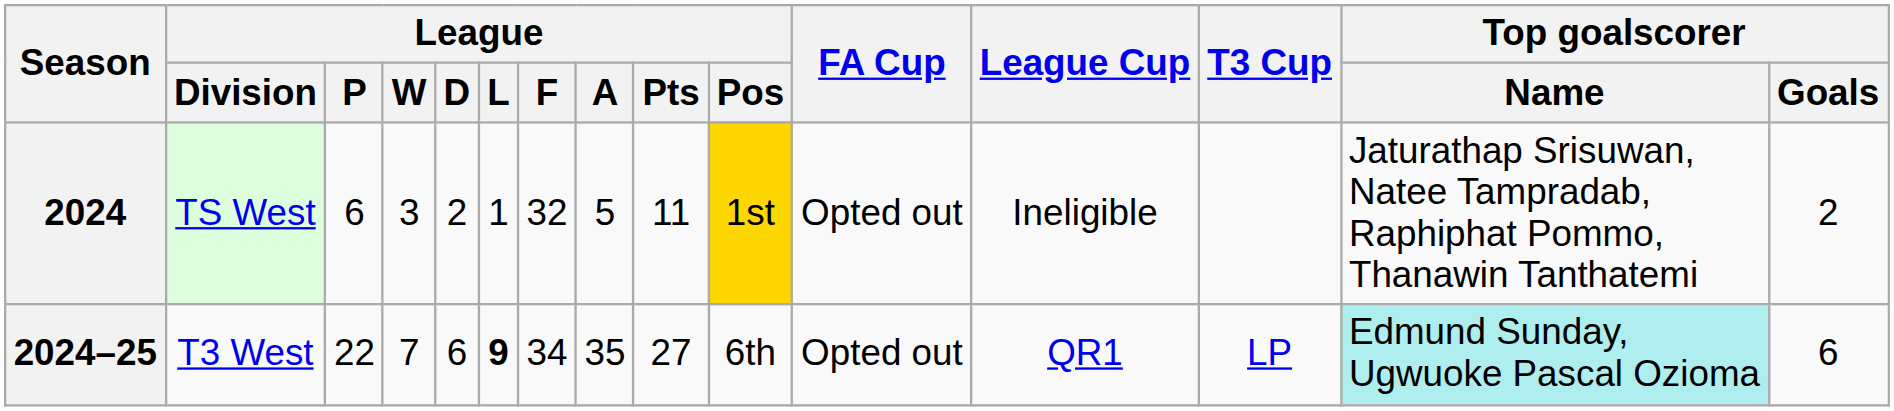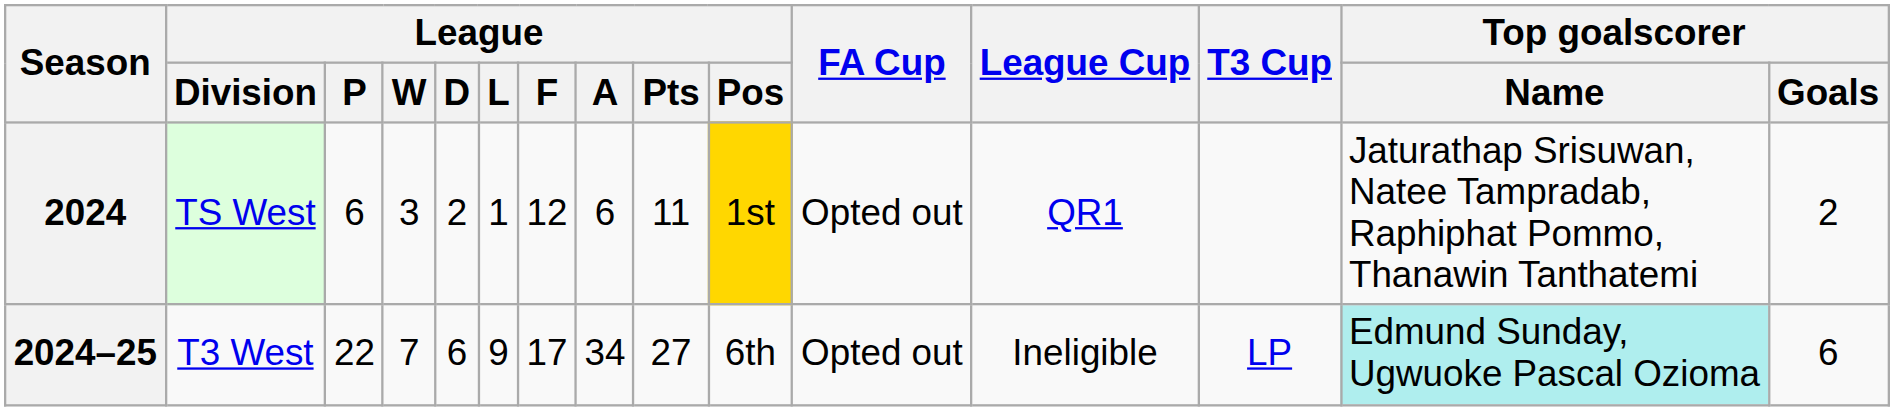(547, 212) 32 -> (547, 212) 12
(605, 212) 5 -> (605, 212) 6
(1085, 212) Ineligible -> (1085, 212) QR1
(498, 353) bold -> (498, 353) normal
(547, 353) 34 -> (547, 353) 17
(605, 353) 35 -> (605, 353) 34
(1085, 353) QR1 -> (1085, 353) Ineligible
